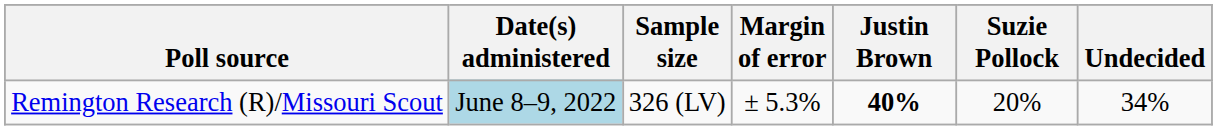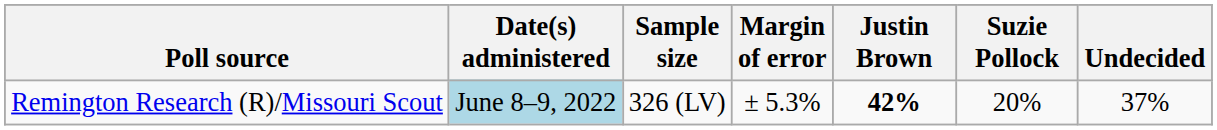(894, 101) 40% -> (894, 101) 42%
(1145, 101) 34% -> (1145, 101) 37%
